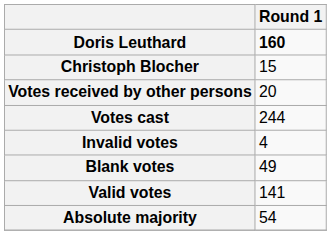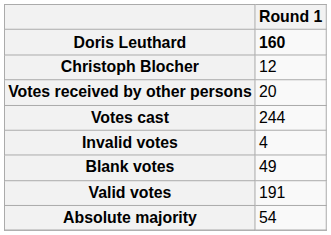(268, 67) 15 -> (268, 67) 12
(272, 192) 141 -> (272, 192) 191
